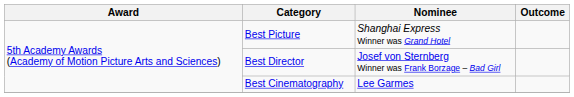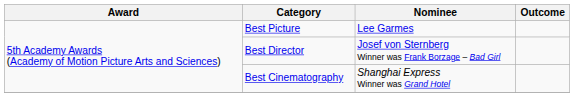(404, 34) Shanghai Express Winner was Grand Hotel -> (385, 28) Lee Garmes
(385, 84) Lee Garmes -> (404, 78) Shanghai Express Winner was Grand Hotel
